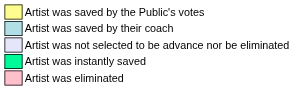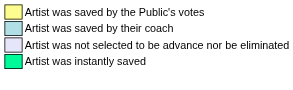- row: (74, 78)
